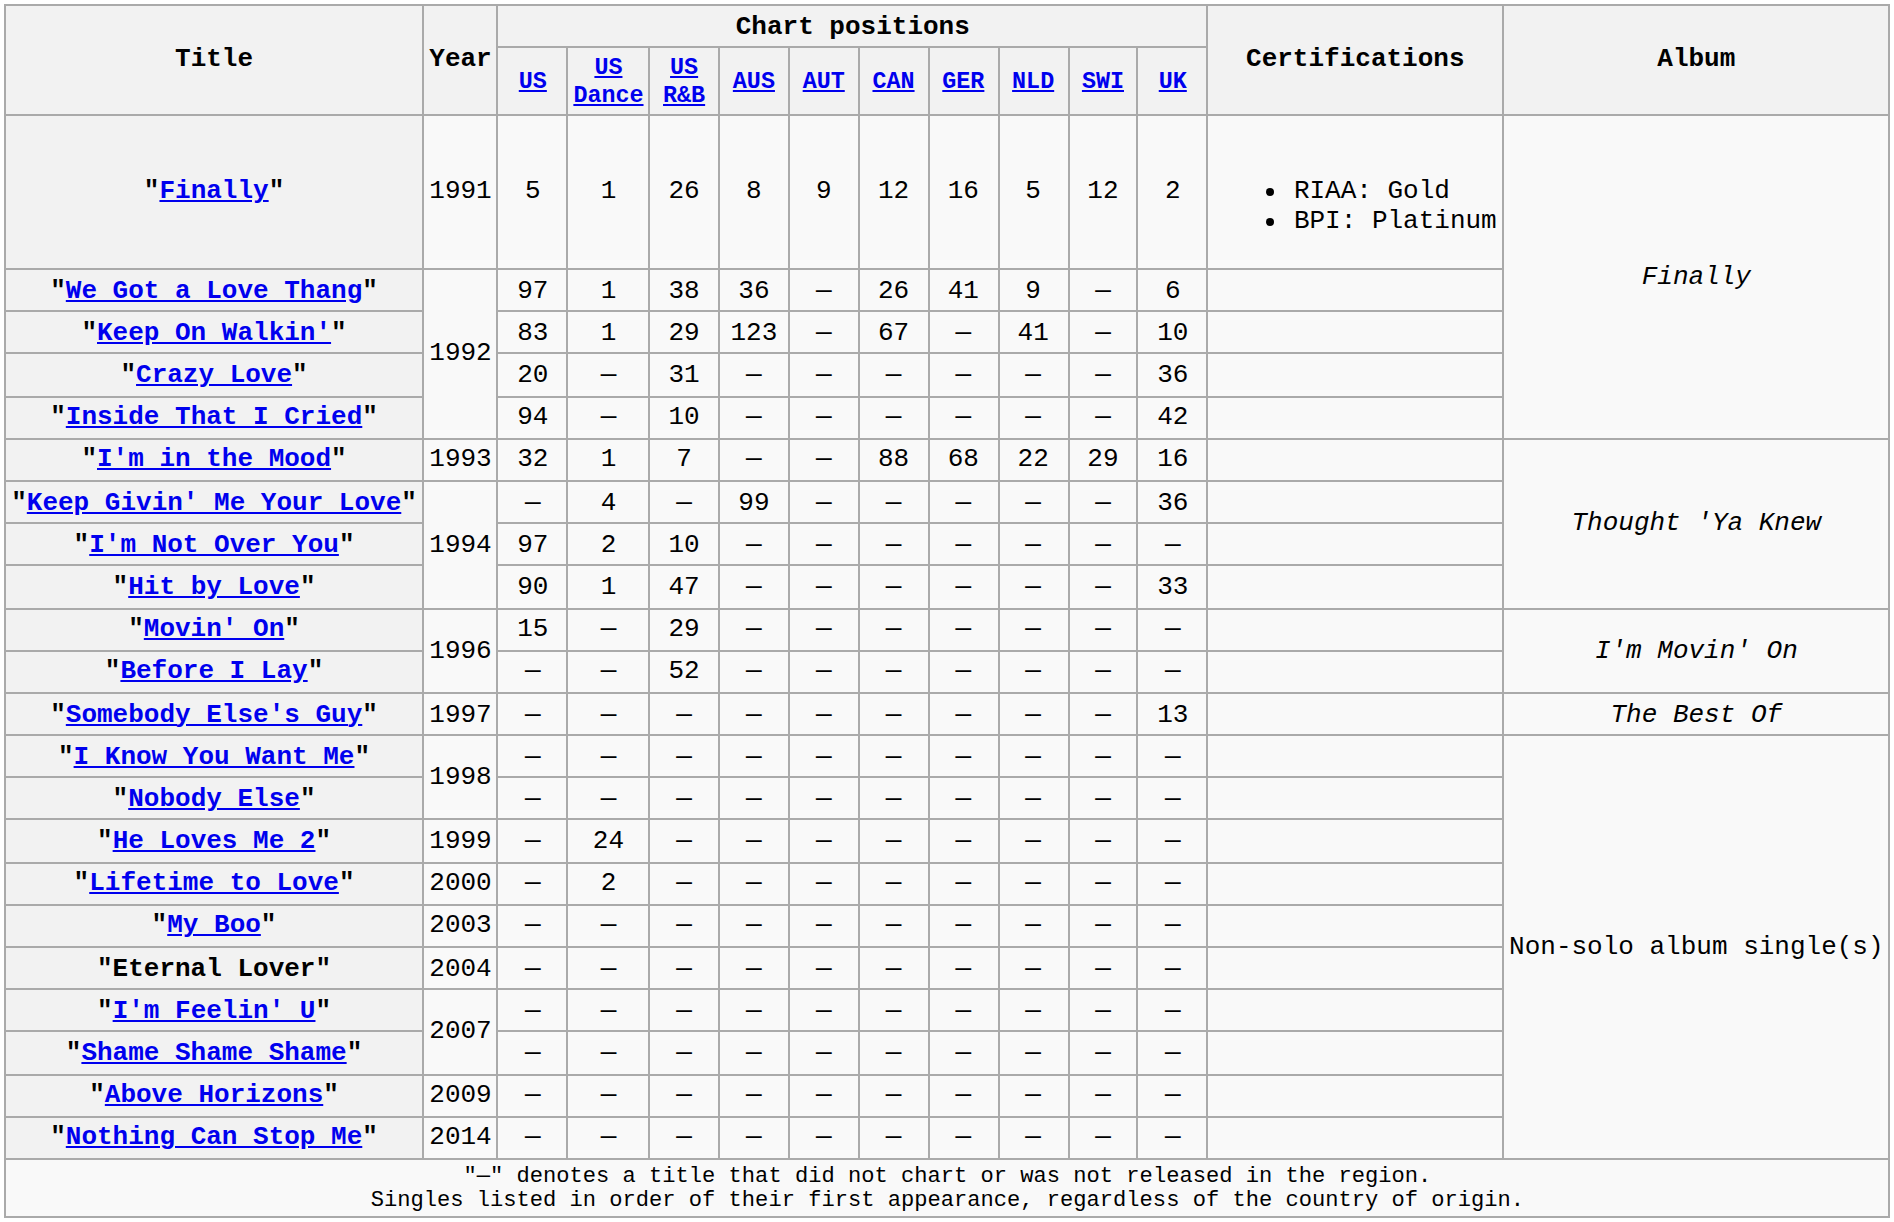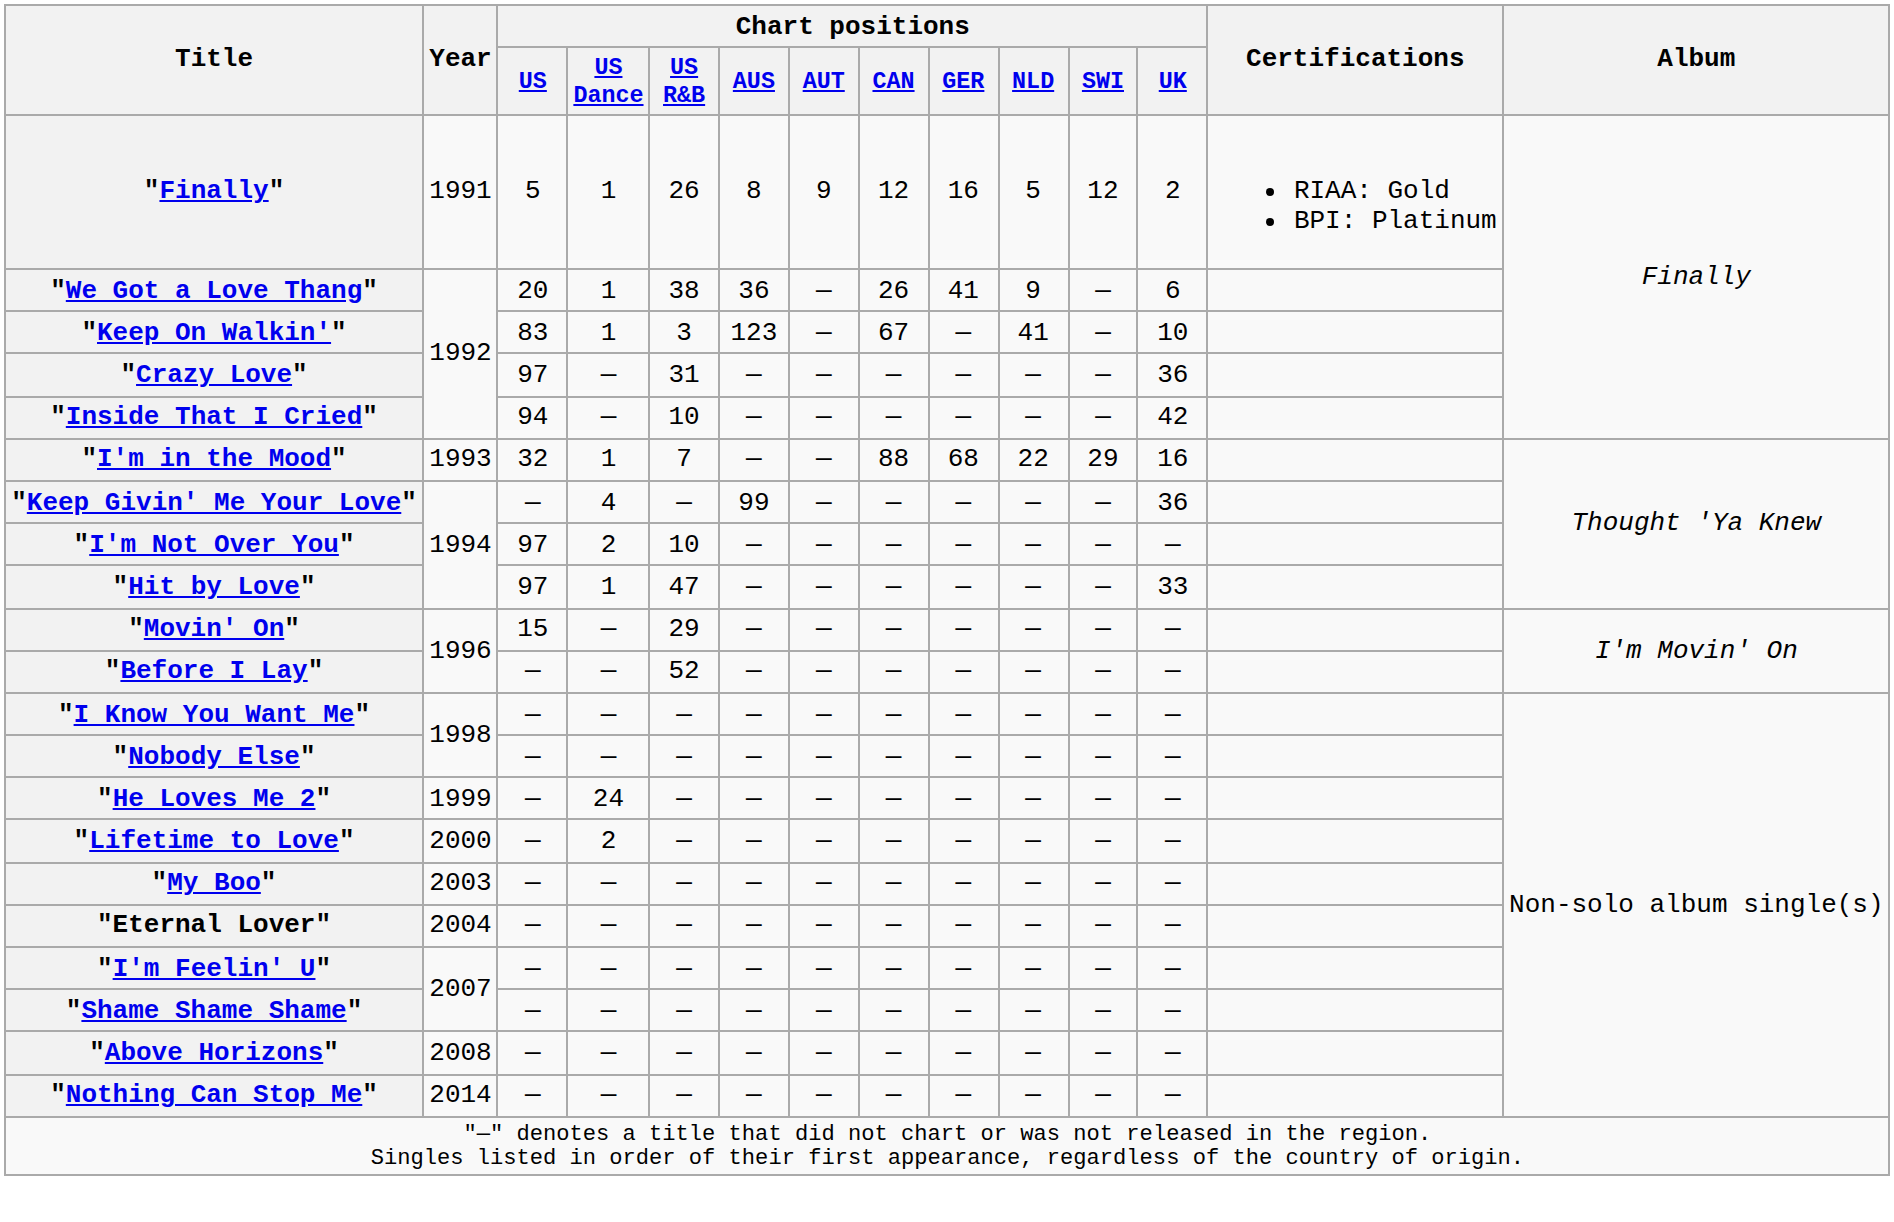(533, 290) 97 -> (533, 290) 20
(684, 333) 29 -> (684, 333) 3
(533, 375) 20 -> (533, 375) 97
(533, 587) 90 -> (533, 587) 97
- row: (214, 714)
(460, 1095) 2009 -> (460, 1053) 2008
